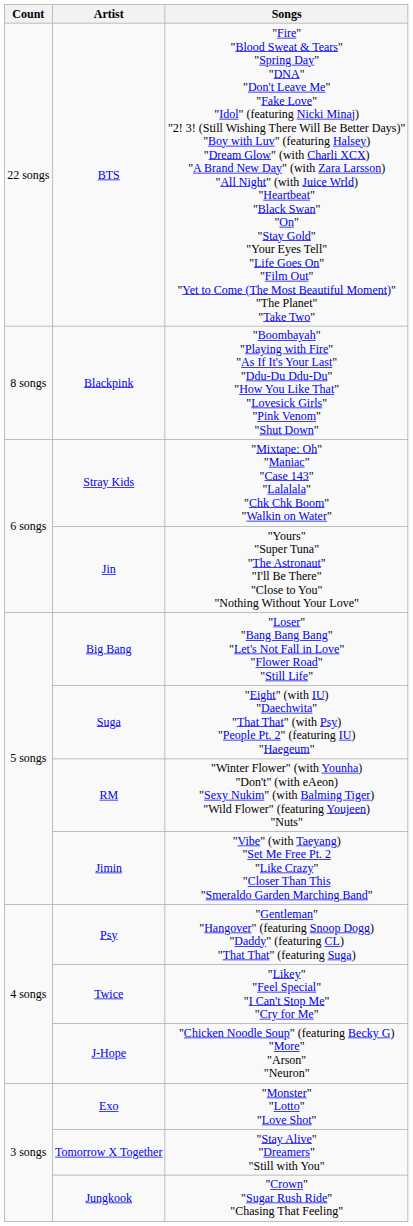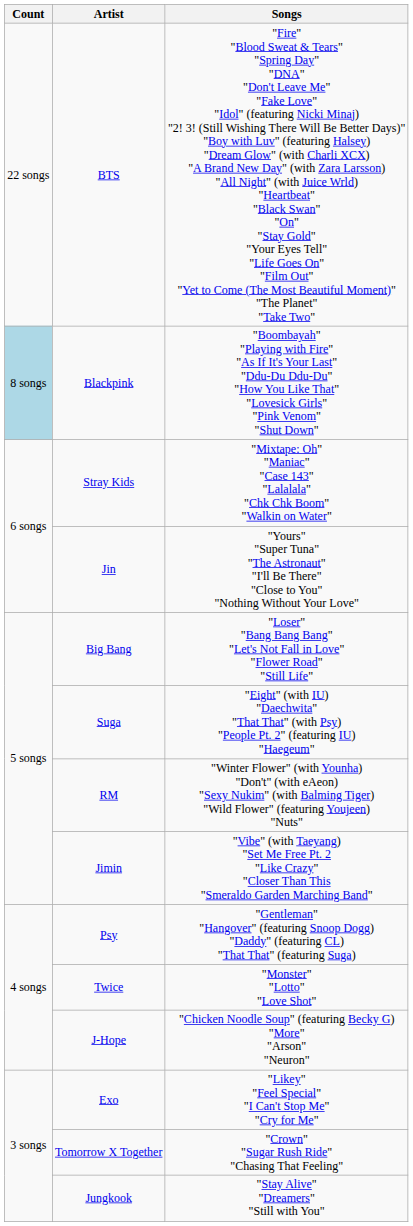(28, 382) no background -> (28, 382) lightblue background
(287, 994) "Likey" "Feel Special" "I Can't Stop Me" "Cry for Me" -> (287, 987) "Monster" "Lotto" "Love Shot"
(287, 1106) "Monster" "Lotto" "Love Shot" -> (287, 1099) "Likey" "Feel Special" "I Can't Stop Me" "Cry for Me"
(287, 1152) "Stay Alive" "Dreamers" "Still with You" -> (287, 1152) "Crown" "Sugar Rush Ride" "Chasing That Feeling"
(287, 1198) "Crown" "Sugar Rush Ride" "Chasing That Feeling" -> (287, 1198) "Stay Alive" "Dreamers" "Still with You"
